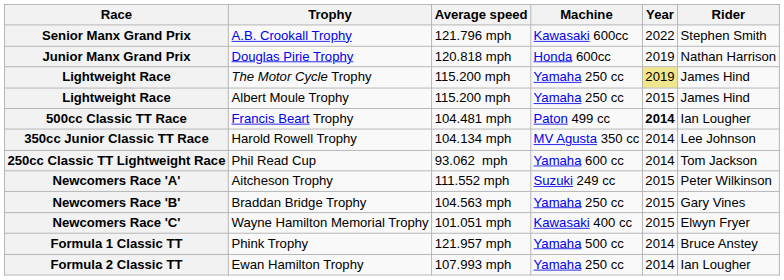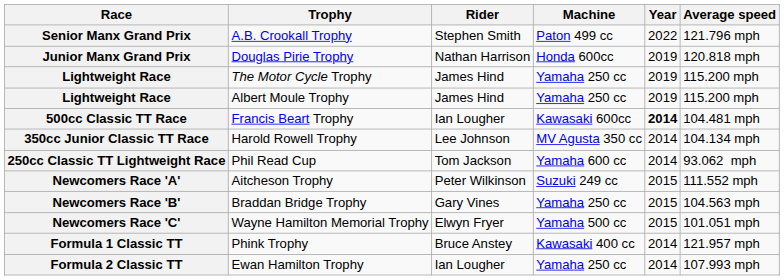columns swapped: (728, 14) <-> (481, 14)
(581, 35) Kawasaki 600cc -> (575, 35) Paton 499 cc
(660, 77) khaki background -> (663, 77) no background
(660, 98) 2015 -> (663, 98) 2019
(572, 118) Paton 499 cc -> (584, 118) Kawasaki 600cc
(583, 222) Kawasaki 400 cc -> (581, 222) Yamaha 500 cc
(579, 243) Yamaha 500 cc -> (585, 243) Kawasaki 400 cc
